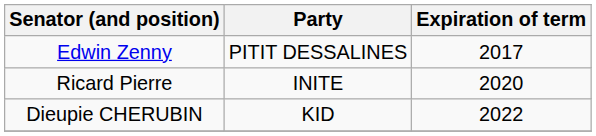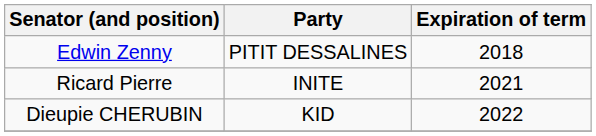(501, 51) 2017 -> (501, 51) 2018
(501, 83) 2020 -> (501, 83) 2021
